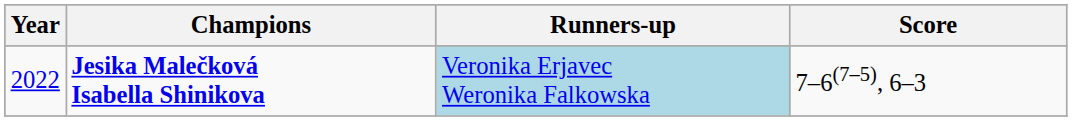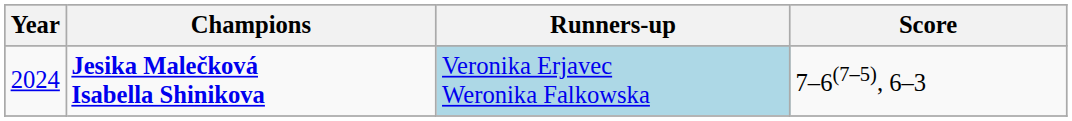(35, 80) 2022 -> (35, 80) 2024
